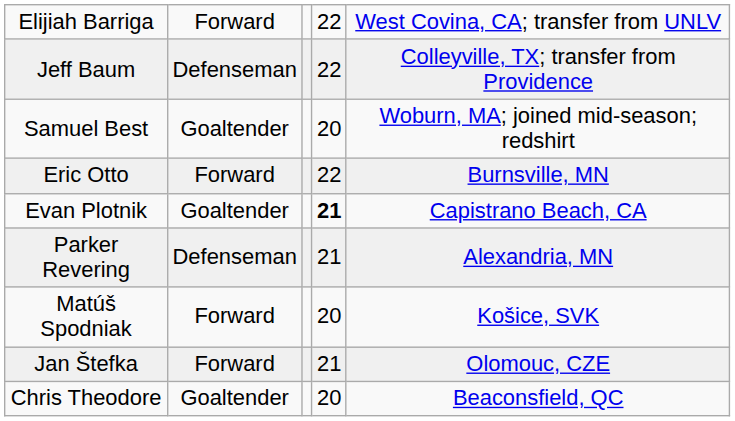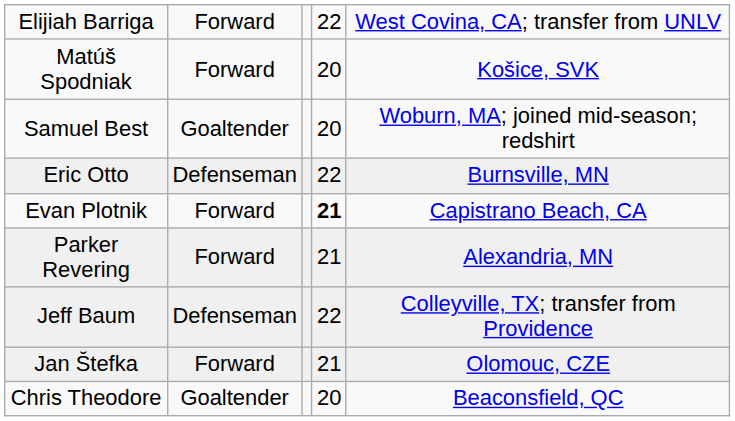rows swapped: (86, 68) <-> (86, 316)
(235, 175) Forward -> (235, 175) Defenseman
(235, 210) Goaltender -> (235, 210) Forward
(235, 257) Defenseman -> (235, 257) Forward
